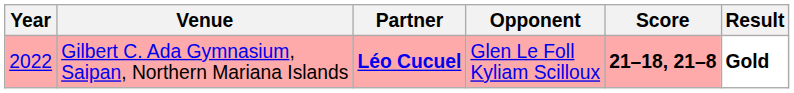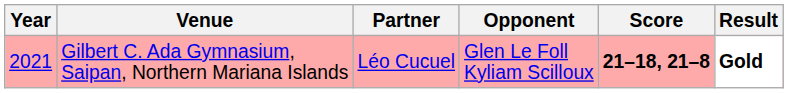(31, 62) 2022 -> (31, 62) 2021
(409, 62) bold -> (406, 62) normal
